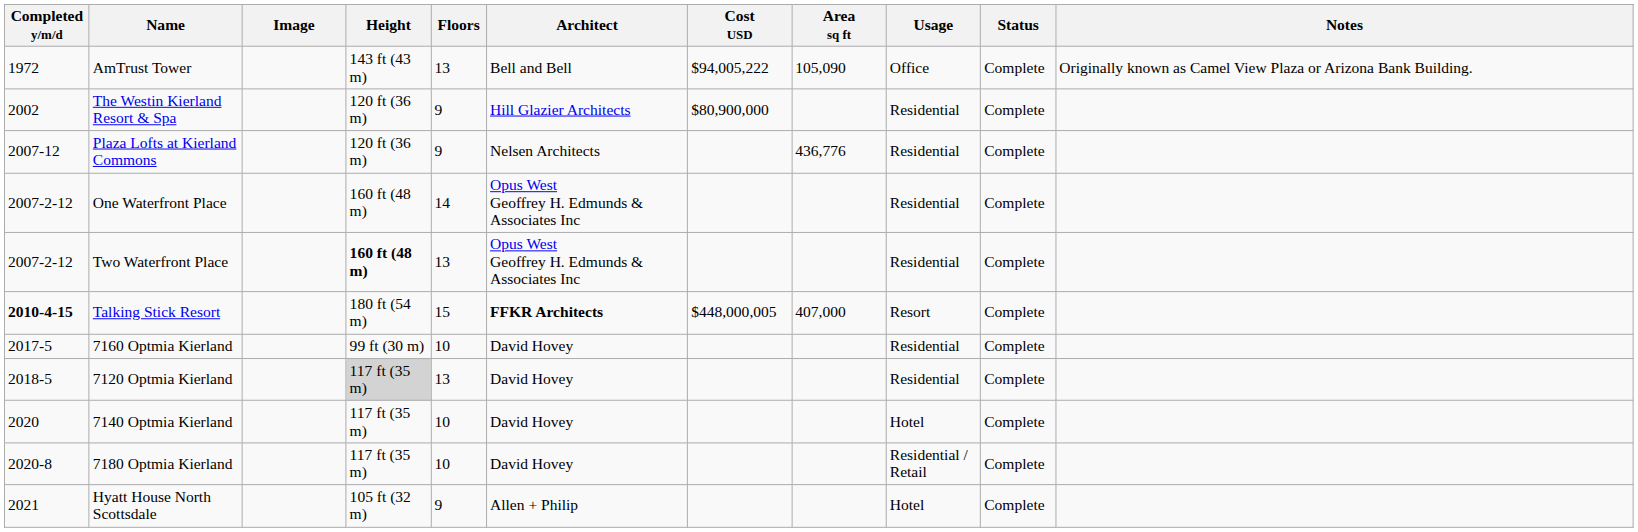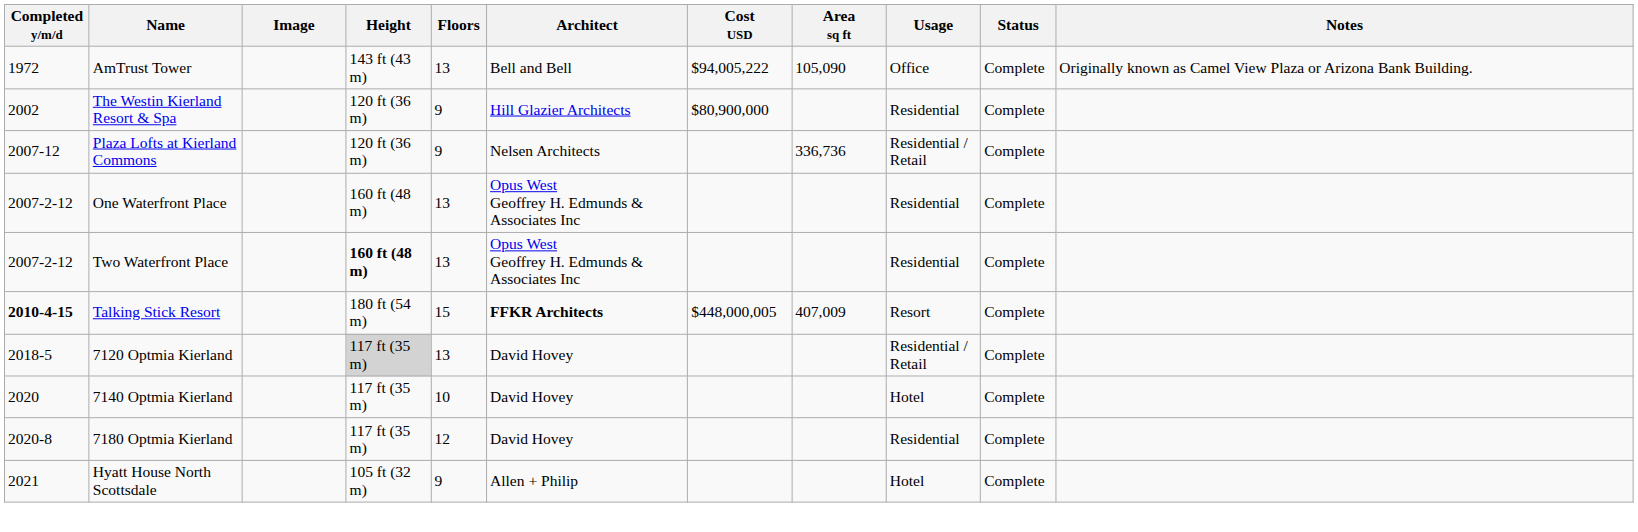(821, 151) 436,776 -> (821, 151) 336,736
(925, 151) Residential -> (929, 151) Residential / Retail
(442, 202) 14 -> (442, 202) 13
(821, 312) 407,000 -> (821, 312) 407,009
- row: (163, 346)
(925, 379) Residential -> (929, 354) Residential / Retail
(442, 463) 10 -> (442, 439) 12
(929, 463) Residential / Retail -> (925, 439) Residential
